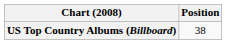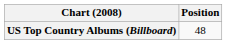(200, 30) 38 -> (200, 30) 48
